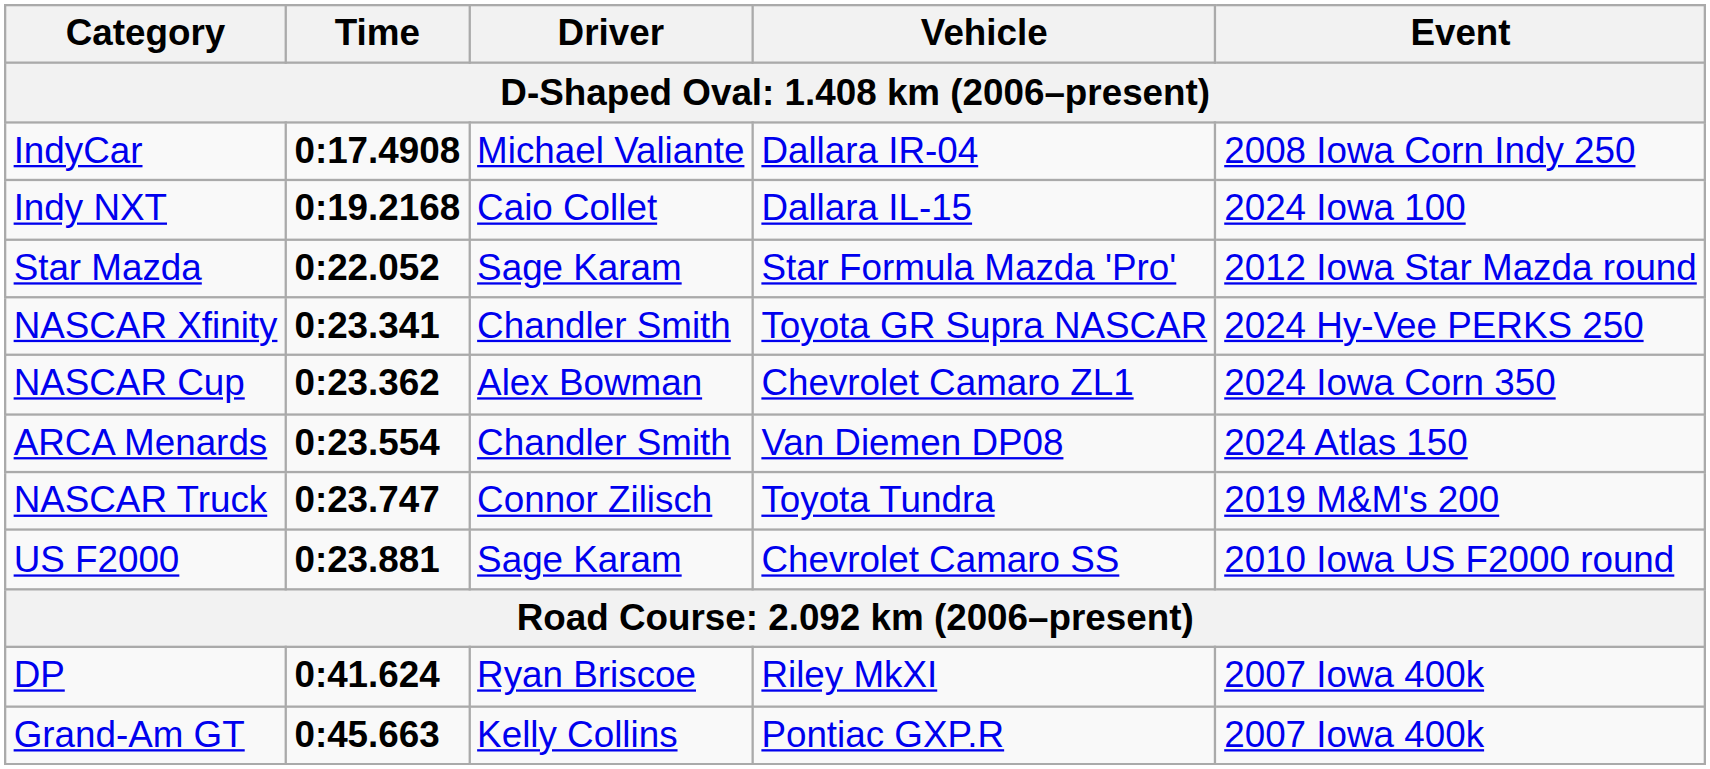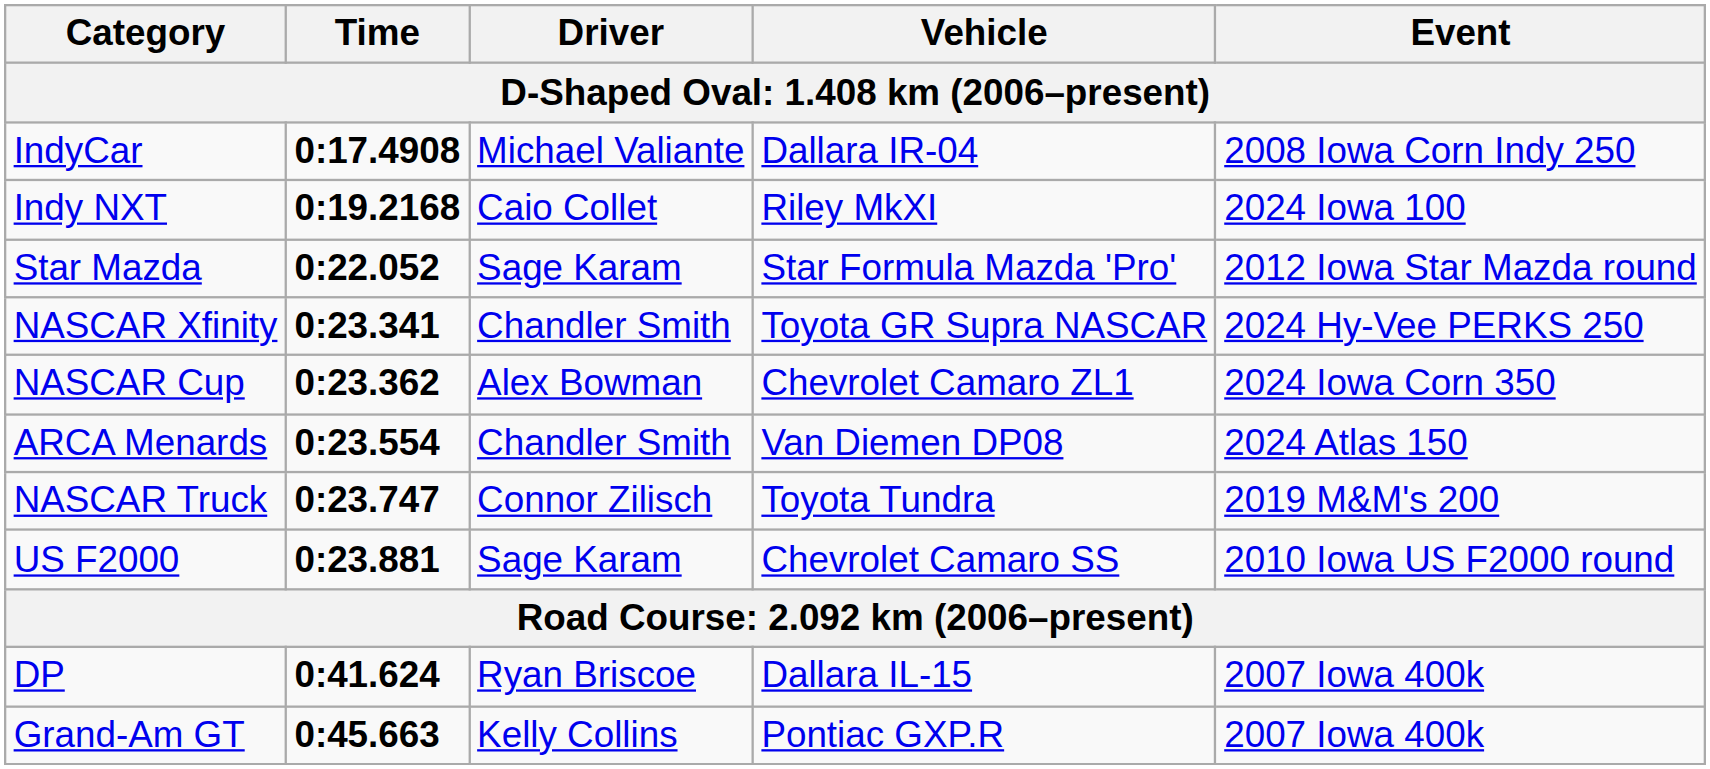(867, 208) Dallara IL-15 -> (849, 208) Riley MkXI
(849, 675) Riley MkXI -> (867, 675) Dallara IL-15
